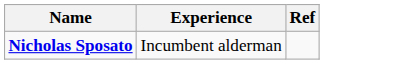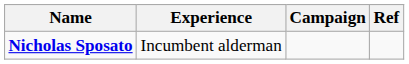+ column: (328, 18)
